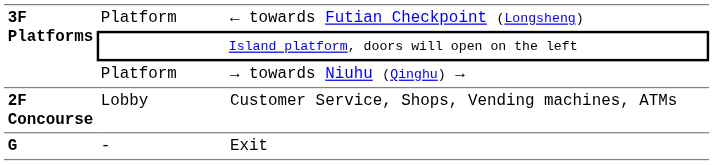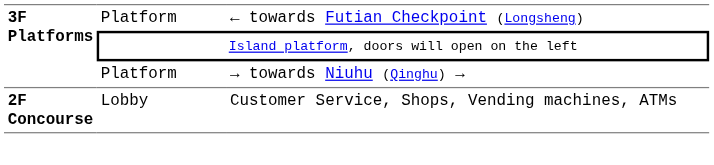- row: (105, 146)
